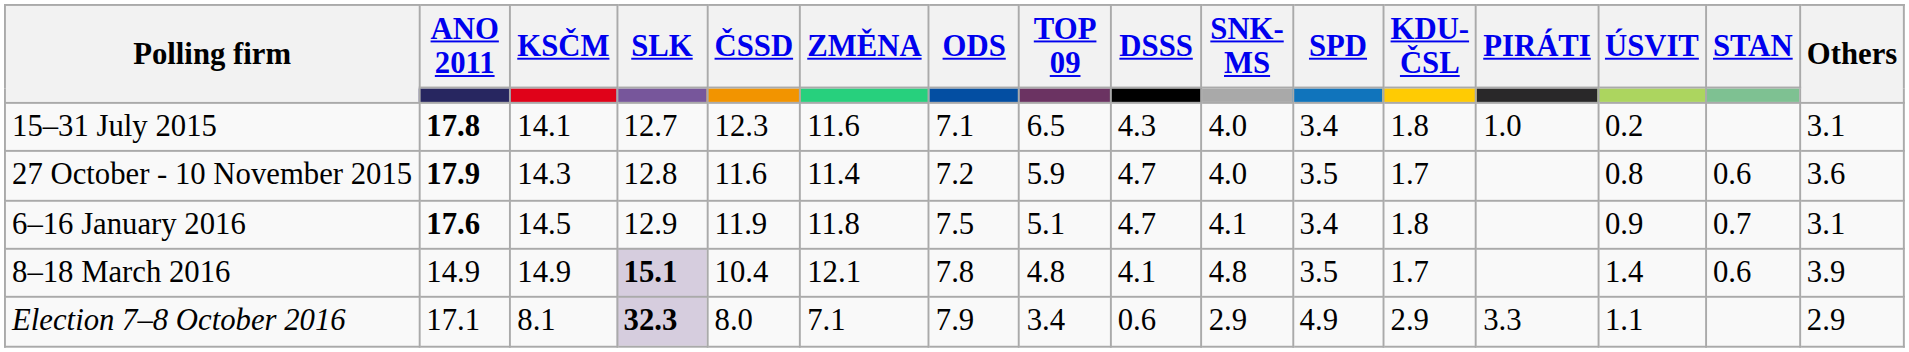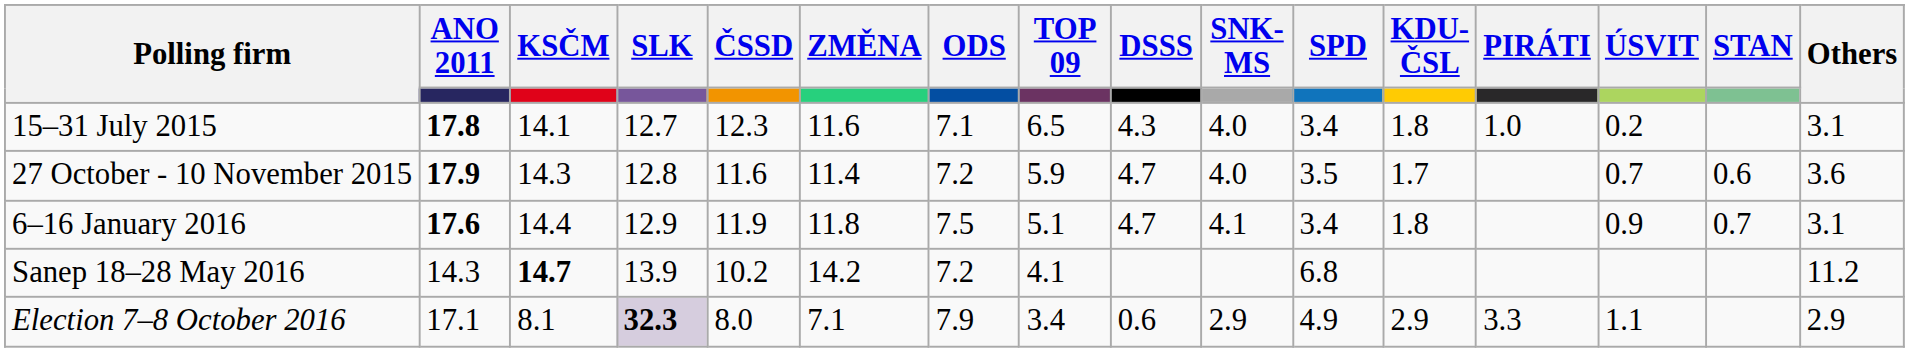(1624, 175) 0.8 -> (1624, 175) 0.7
(544, 223) 14.5 -> (544, 223) 14.4
- row: (121, 272)
+ row: (158, 272)
